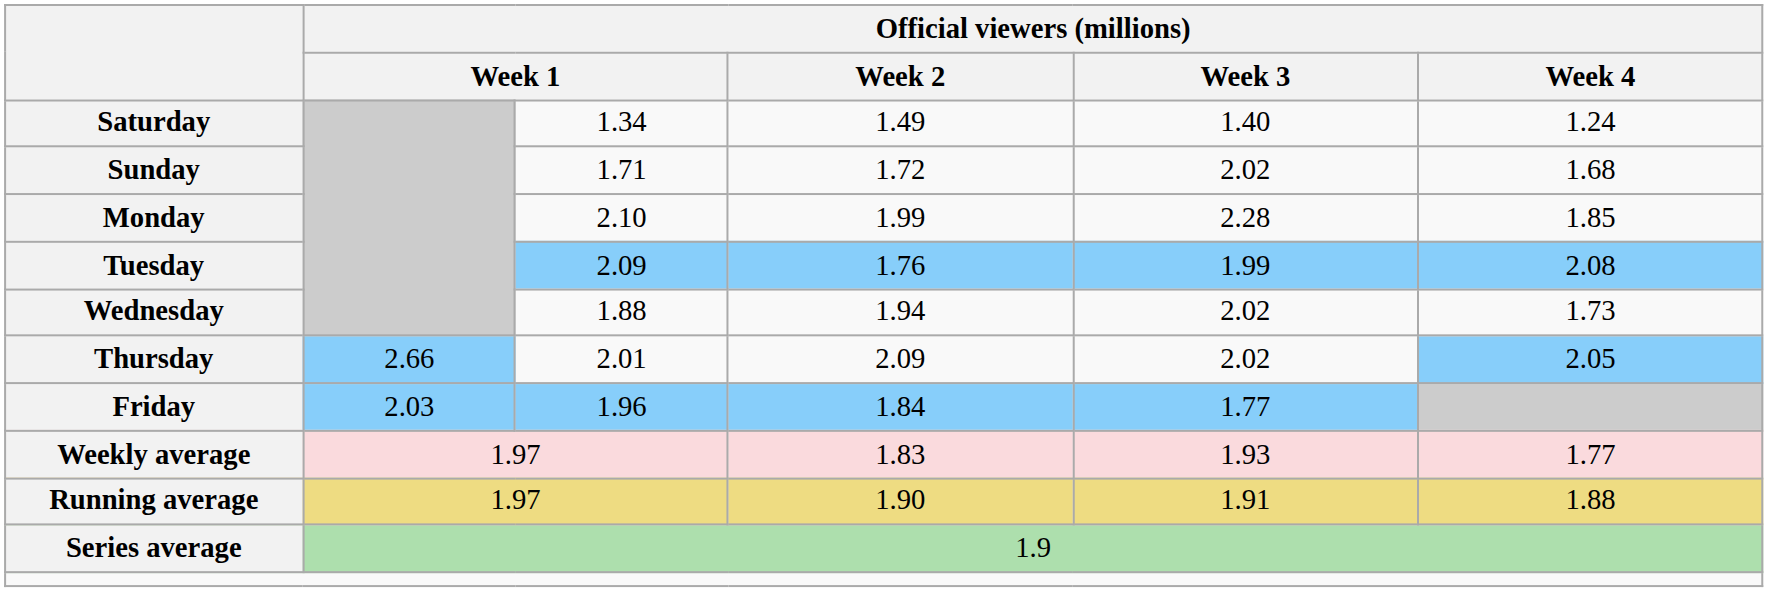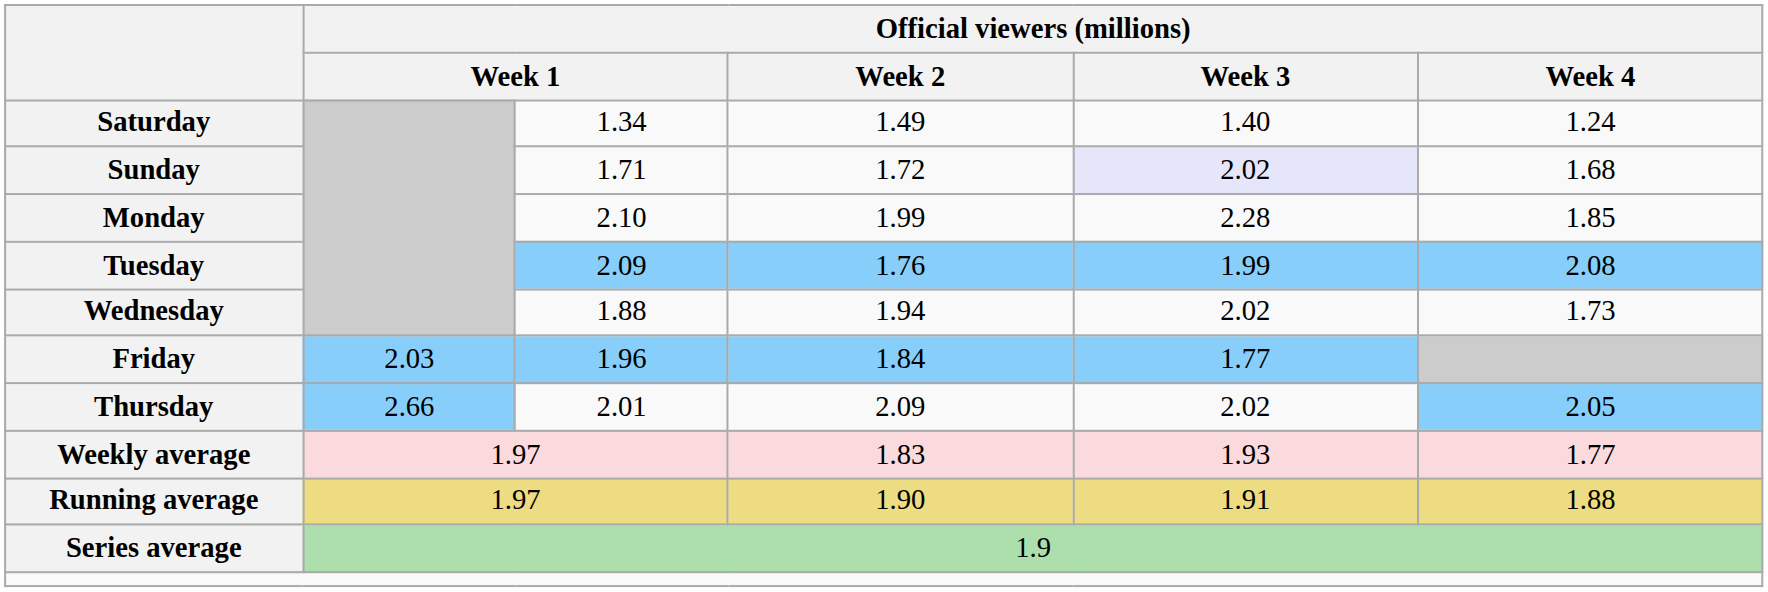(1245, 170) no background -> (1245, 170) lavender background
rows swapped: (154, 359) <-> (154, 406)
